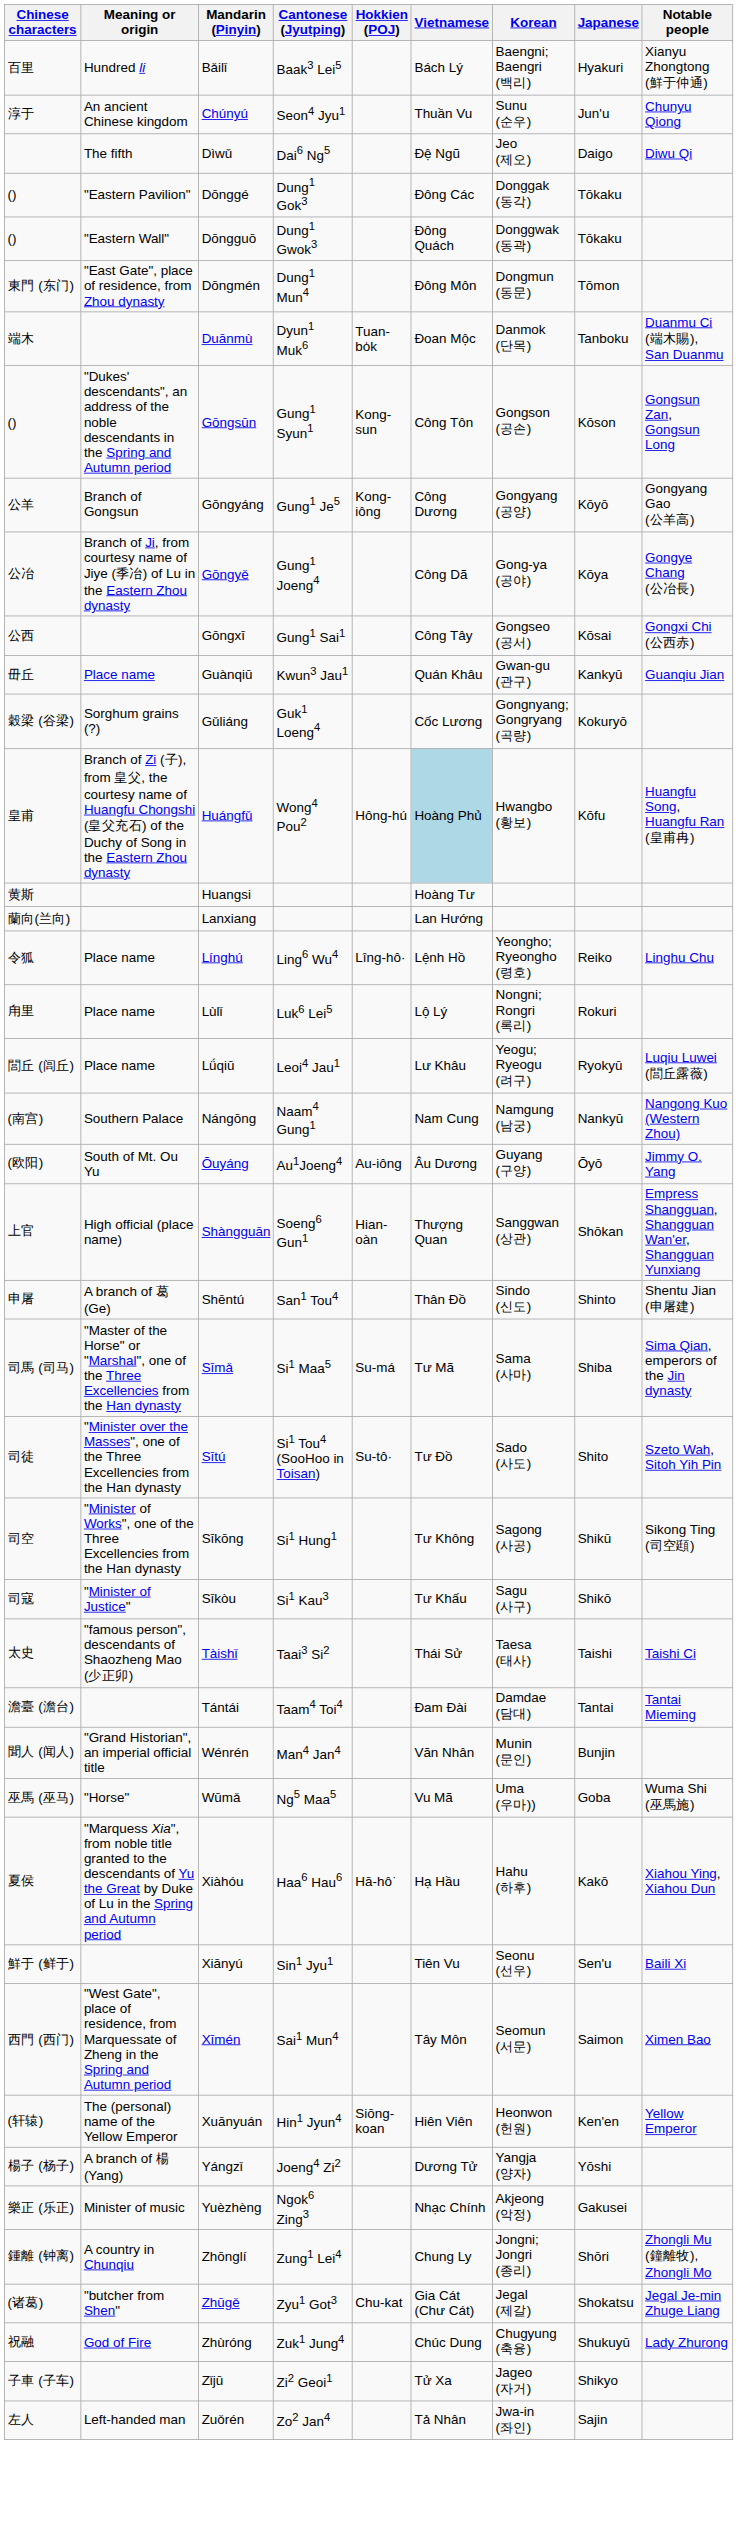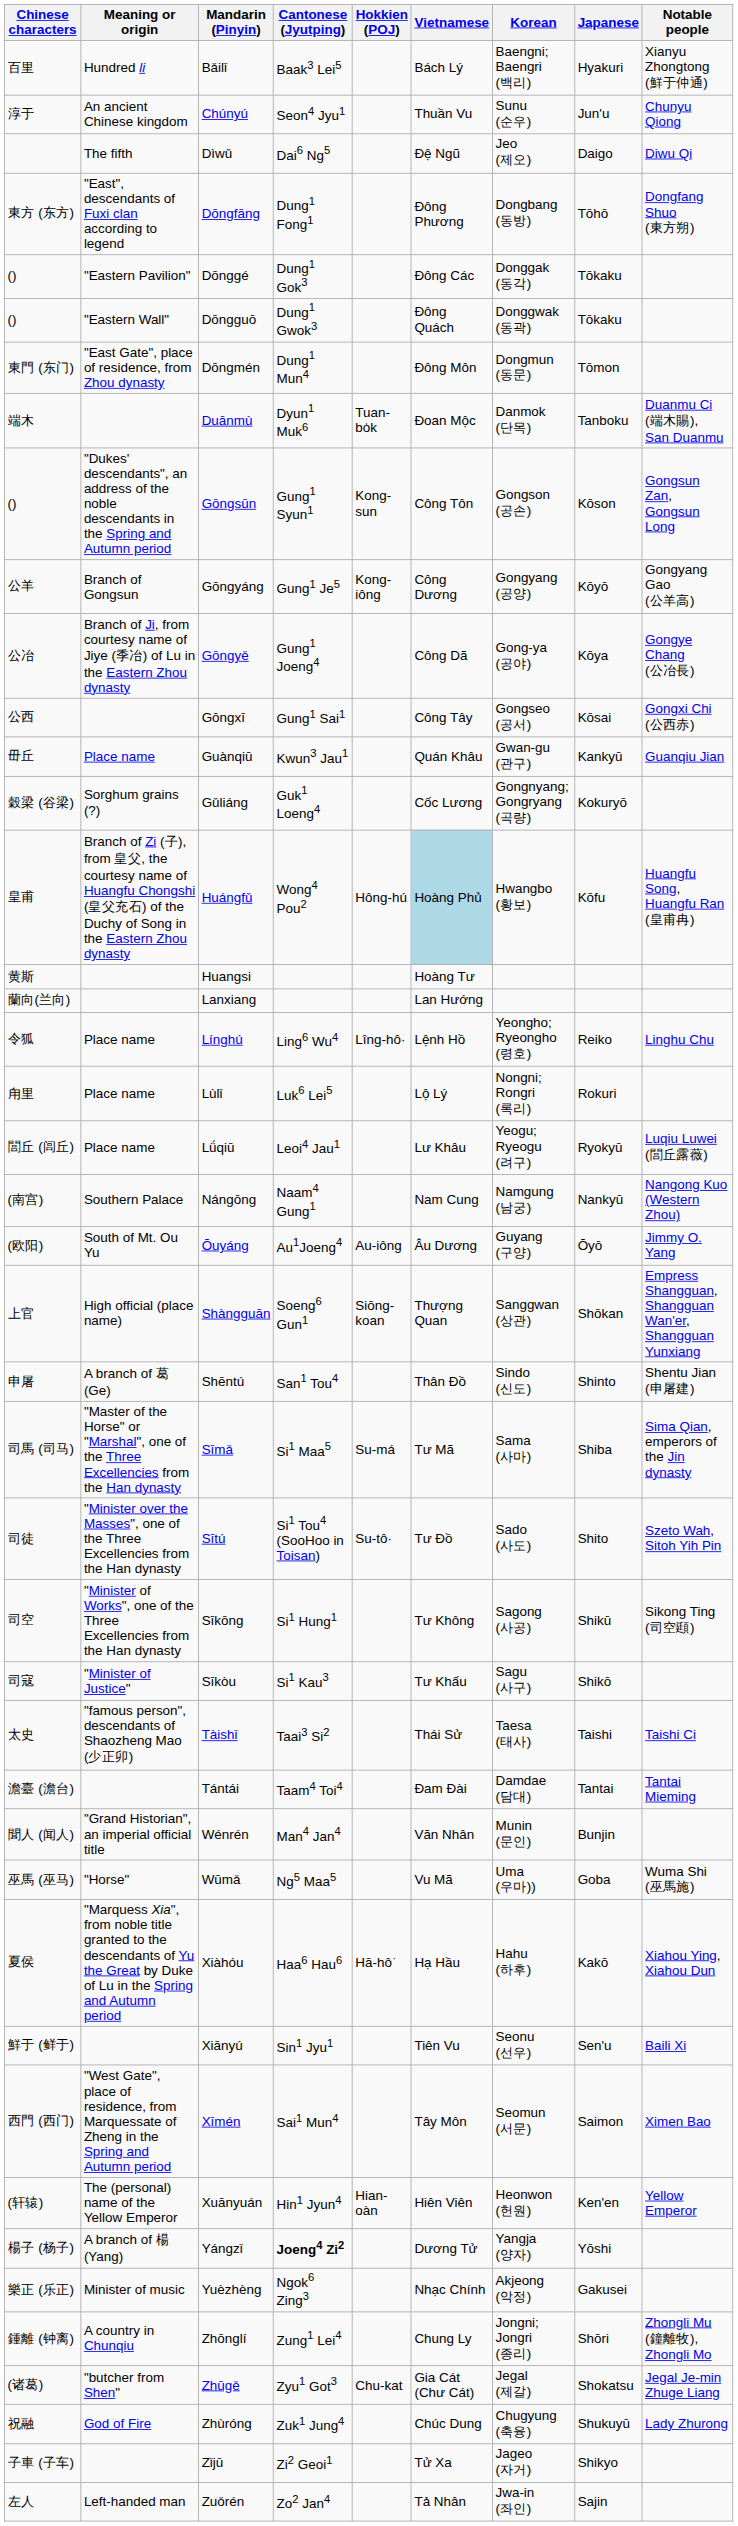+ row: (231, 213)
(371, 1231) Hian-oàn -> (375, 1313) Siōng-koan
(375, 2121) Siōng-koan -> (371, 2203) Hian-oàn
(309, 2166) normal -> (310, 2248) bold
